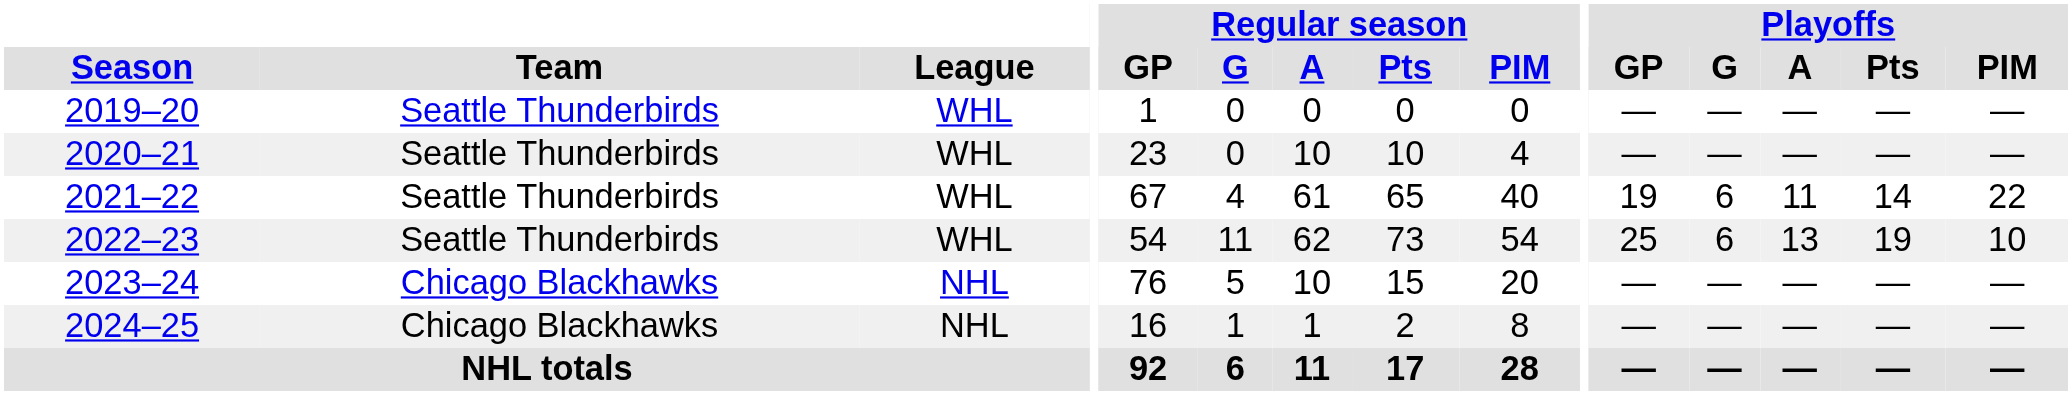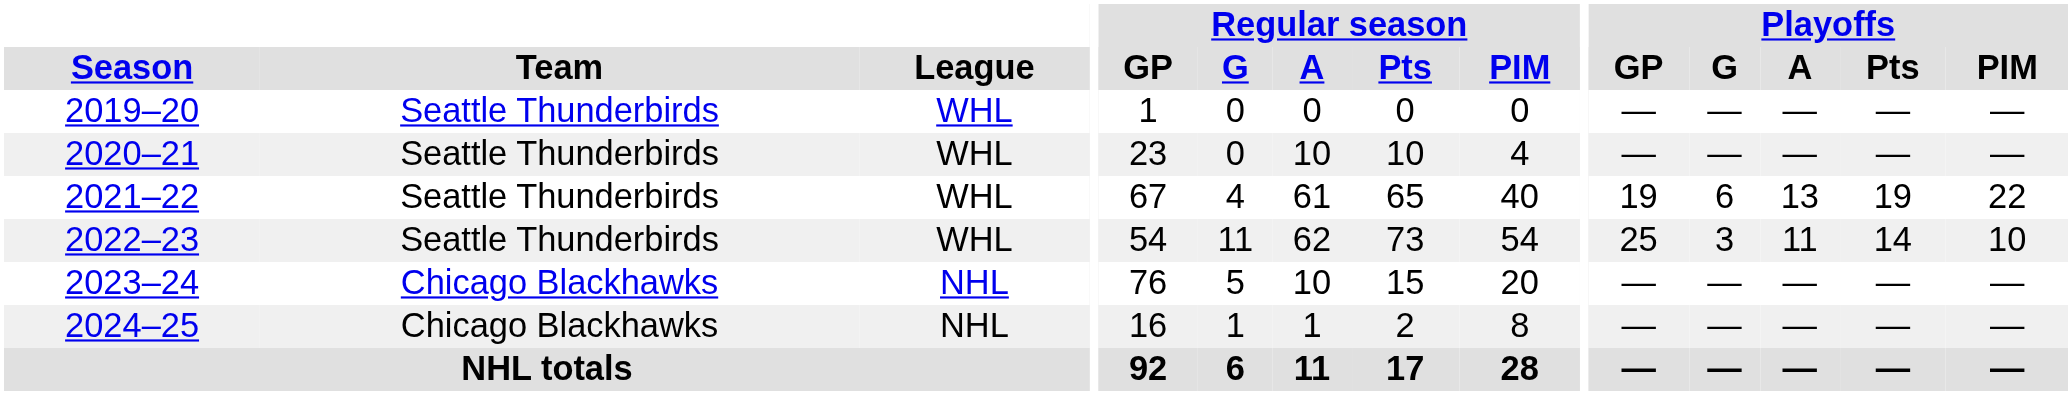(1800, 196) 11 -> (1800, 196) 13
(1893, 196) 14 -> (1893, 196) 19
(1725, 239) 6 -> (1725, 239) 3
(1800, 239) 13 -> (1800, 239) 11
(1893, 239) 19 -> (1893, 239) 14
